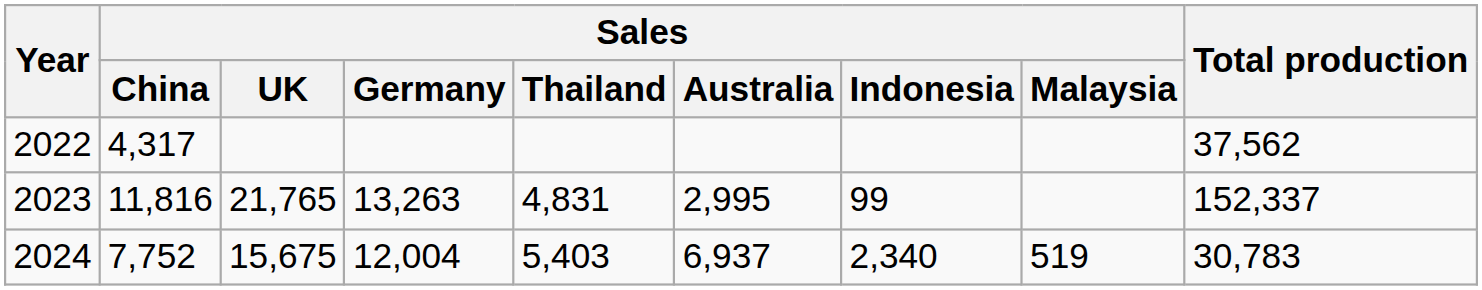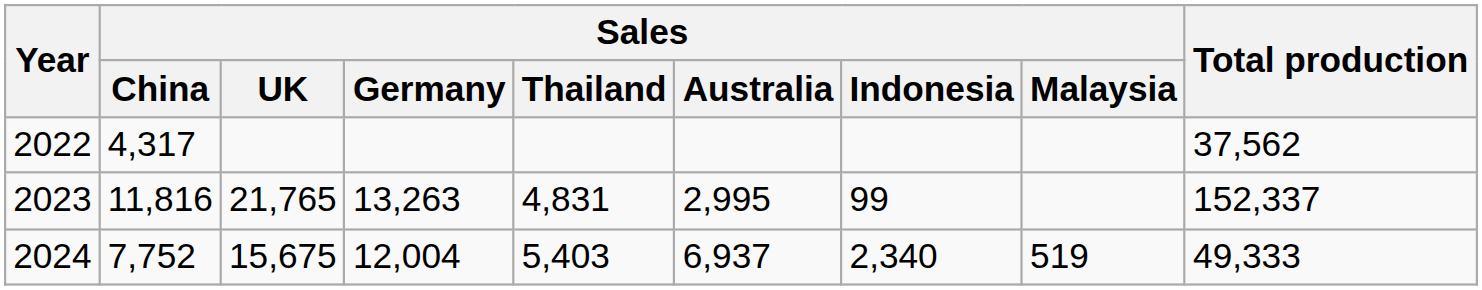(1247, 255) 30,783 -> (1247, 255) 49,333
